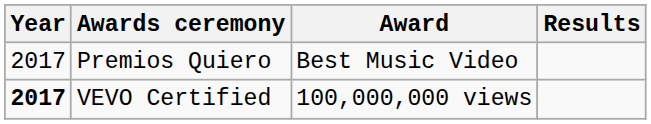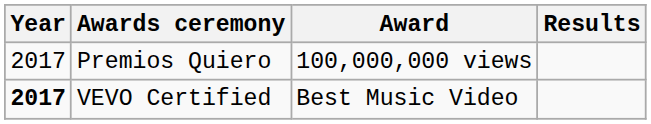(407, 61) Best Music Video -> (414, 61) 100,000,000 views
(414, 99) 100,000,000 views -> (407, 99) Best Music Video
